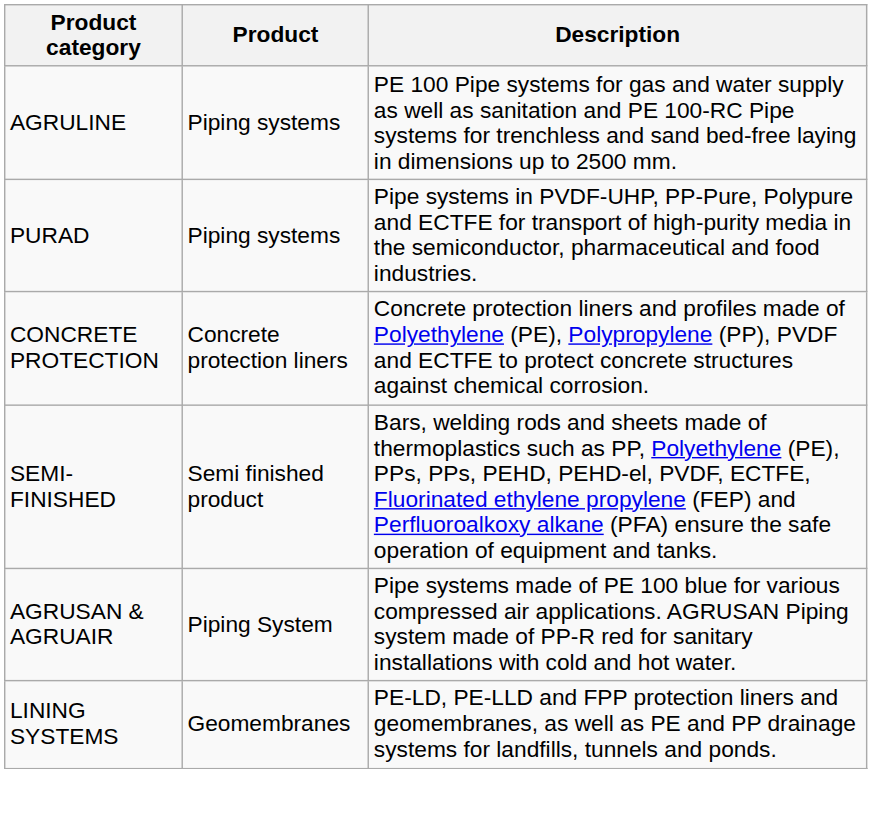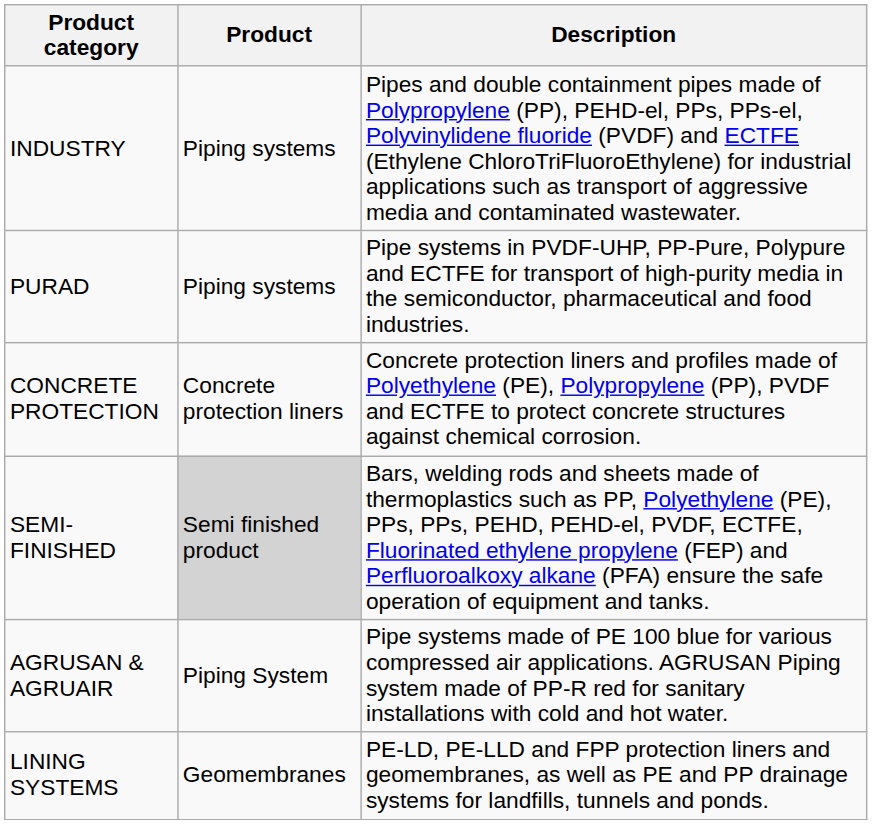- row: (68, 122)
+ row: (68, 148)
(256, 486) no background -> (251, 537) lightgrey background
